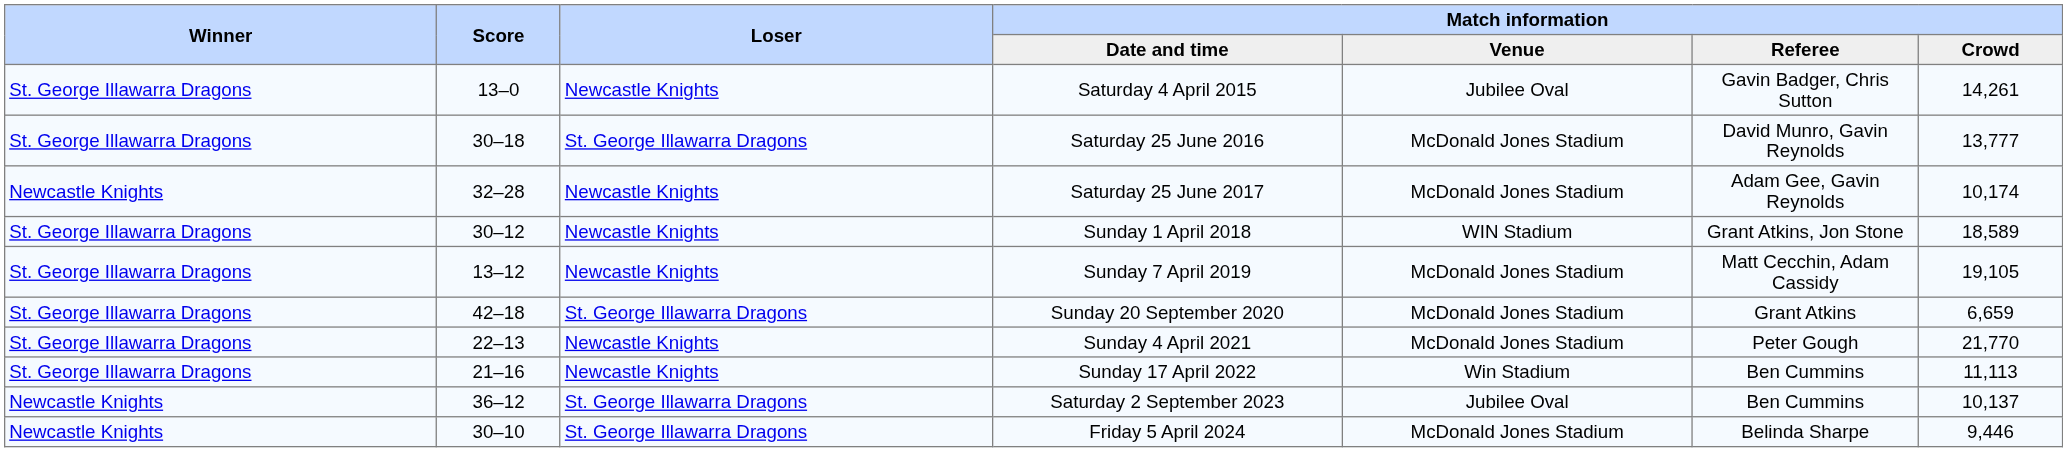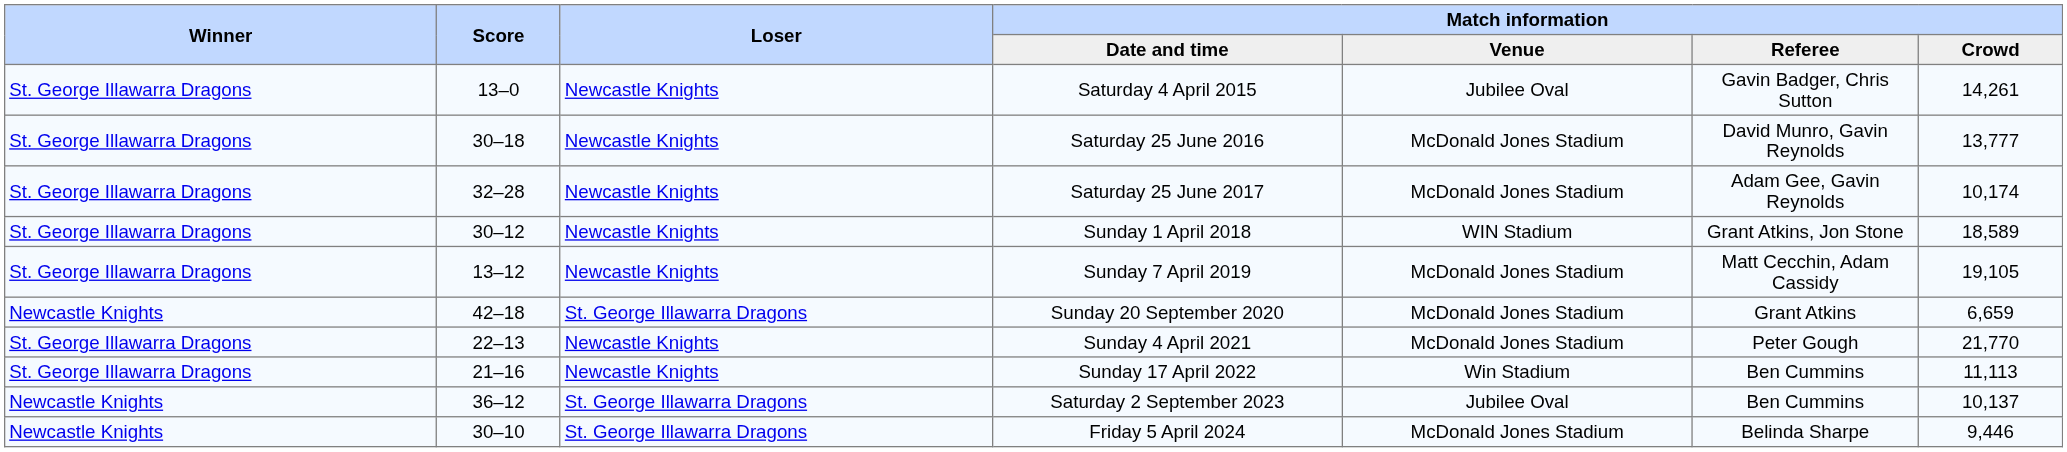(686, 140) St. George Illawarra Dragons -> (642, 140) Newcastle Knights
(86, 191) Newcastle Knights -> (130, 191) St. George Illawarra Dragons
(130, 312) St. George Illawarra Dragons -> (86, 312) Newcastle Knights
